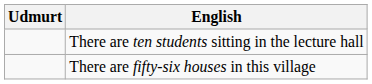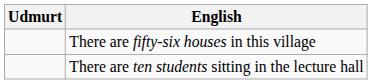rows swapped: (193, 66) <-> (217, 41)
